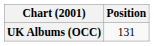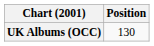(126, 31) 131 -> (126, 31) 130
